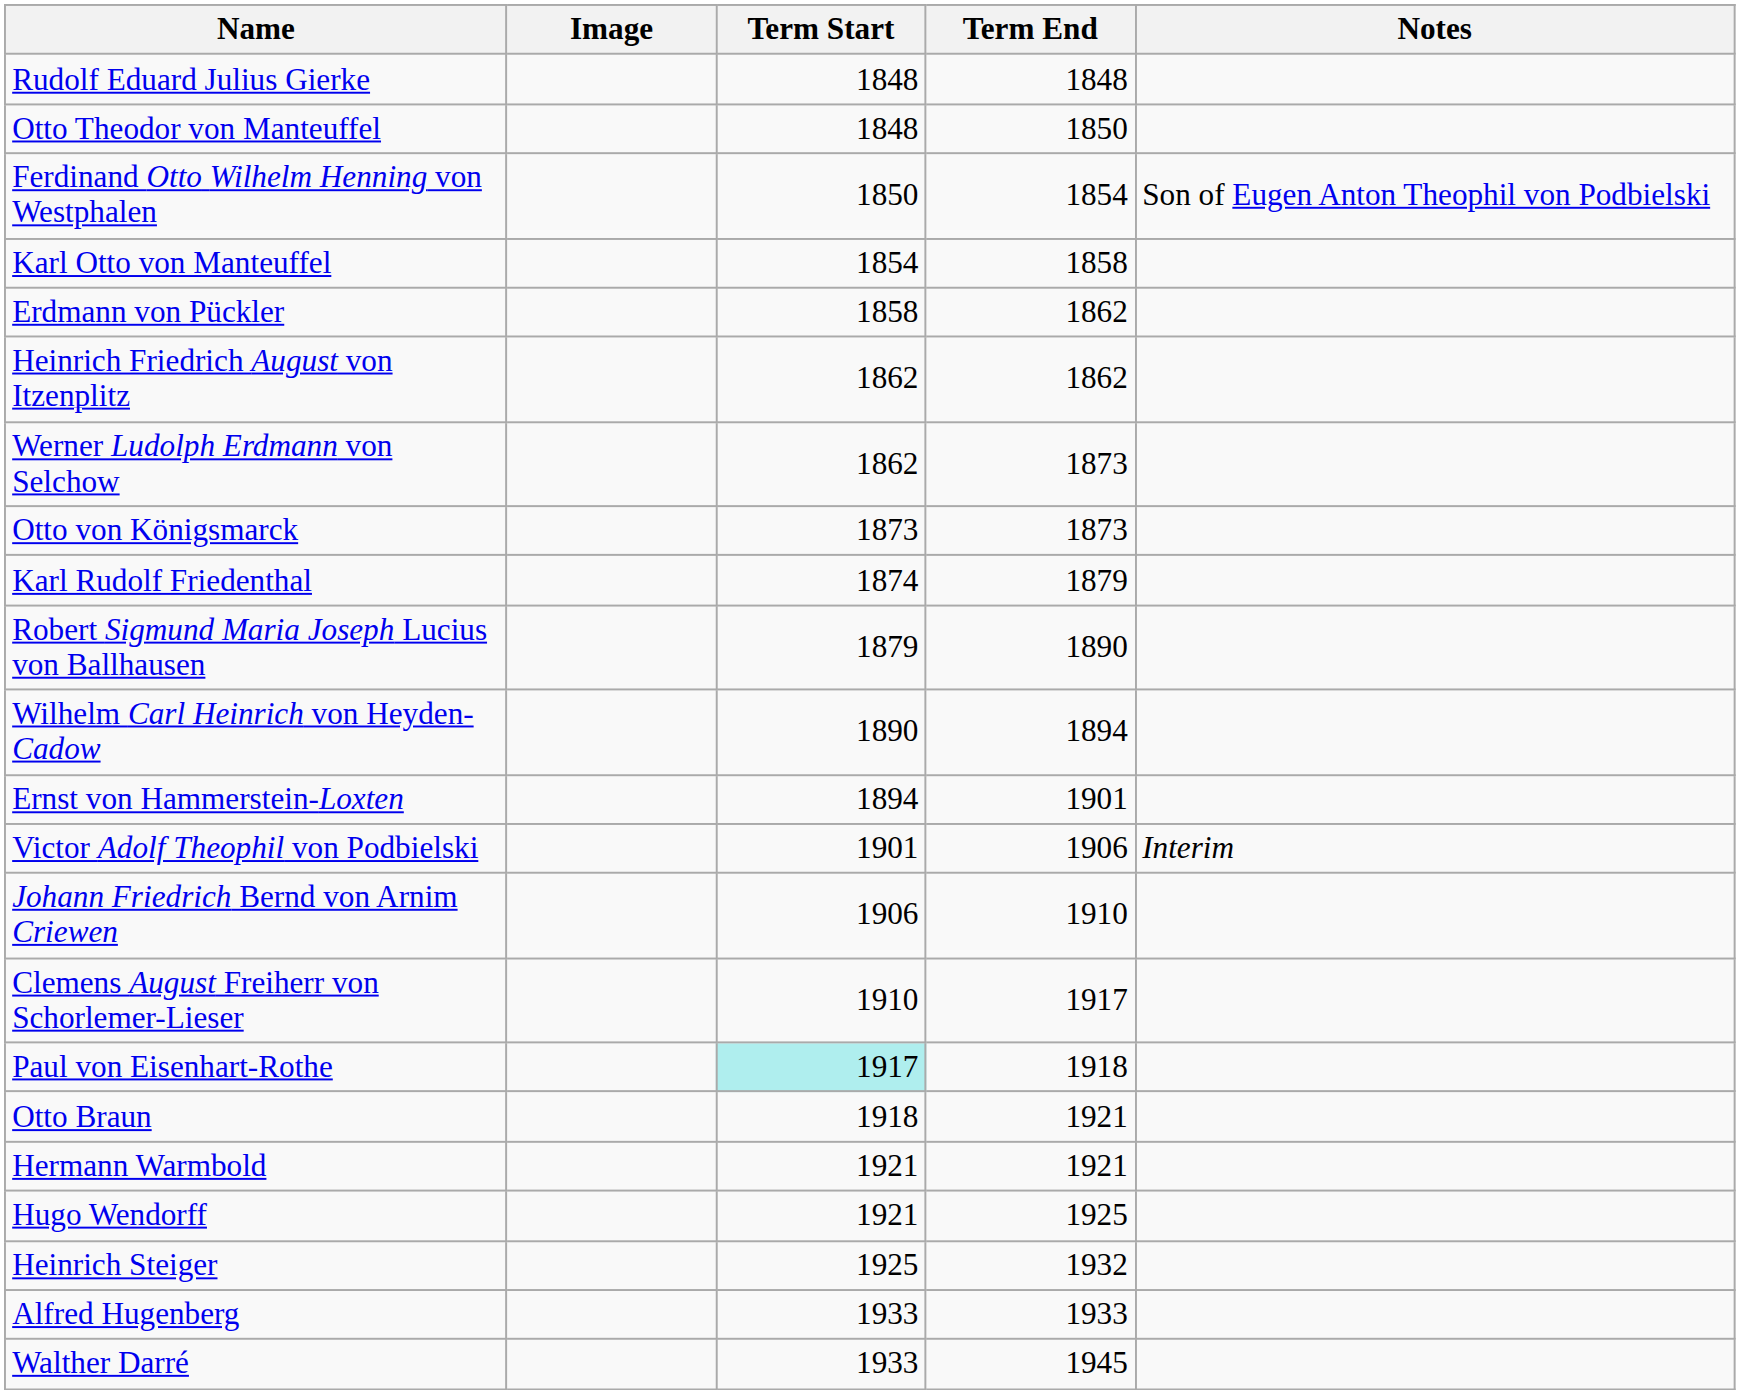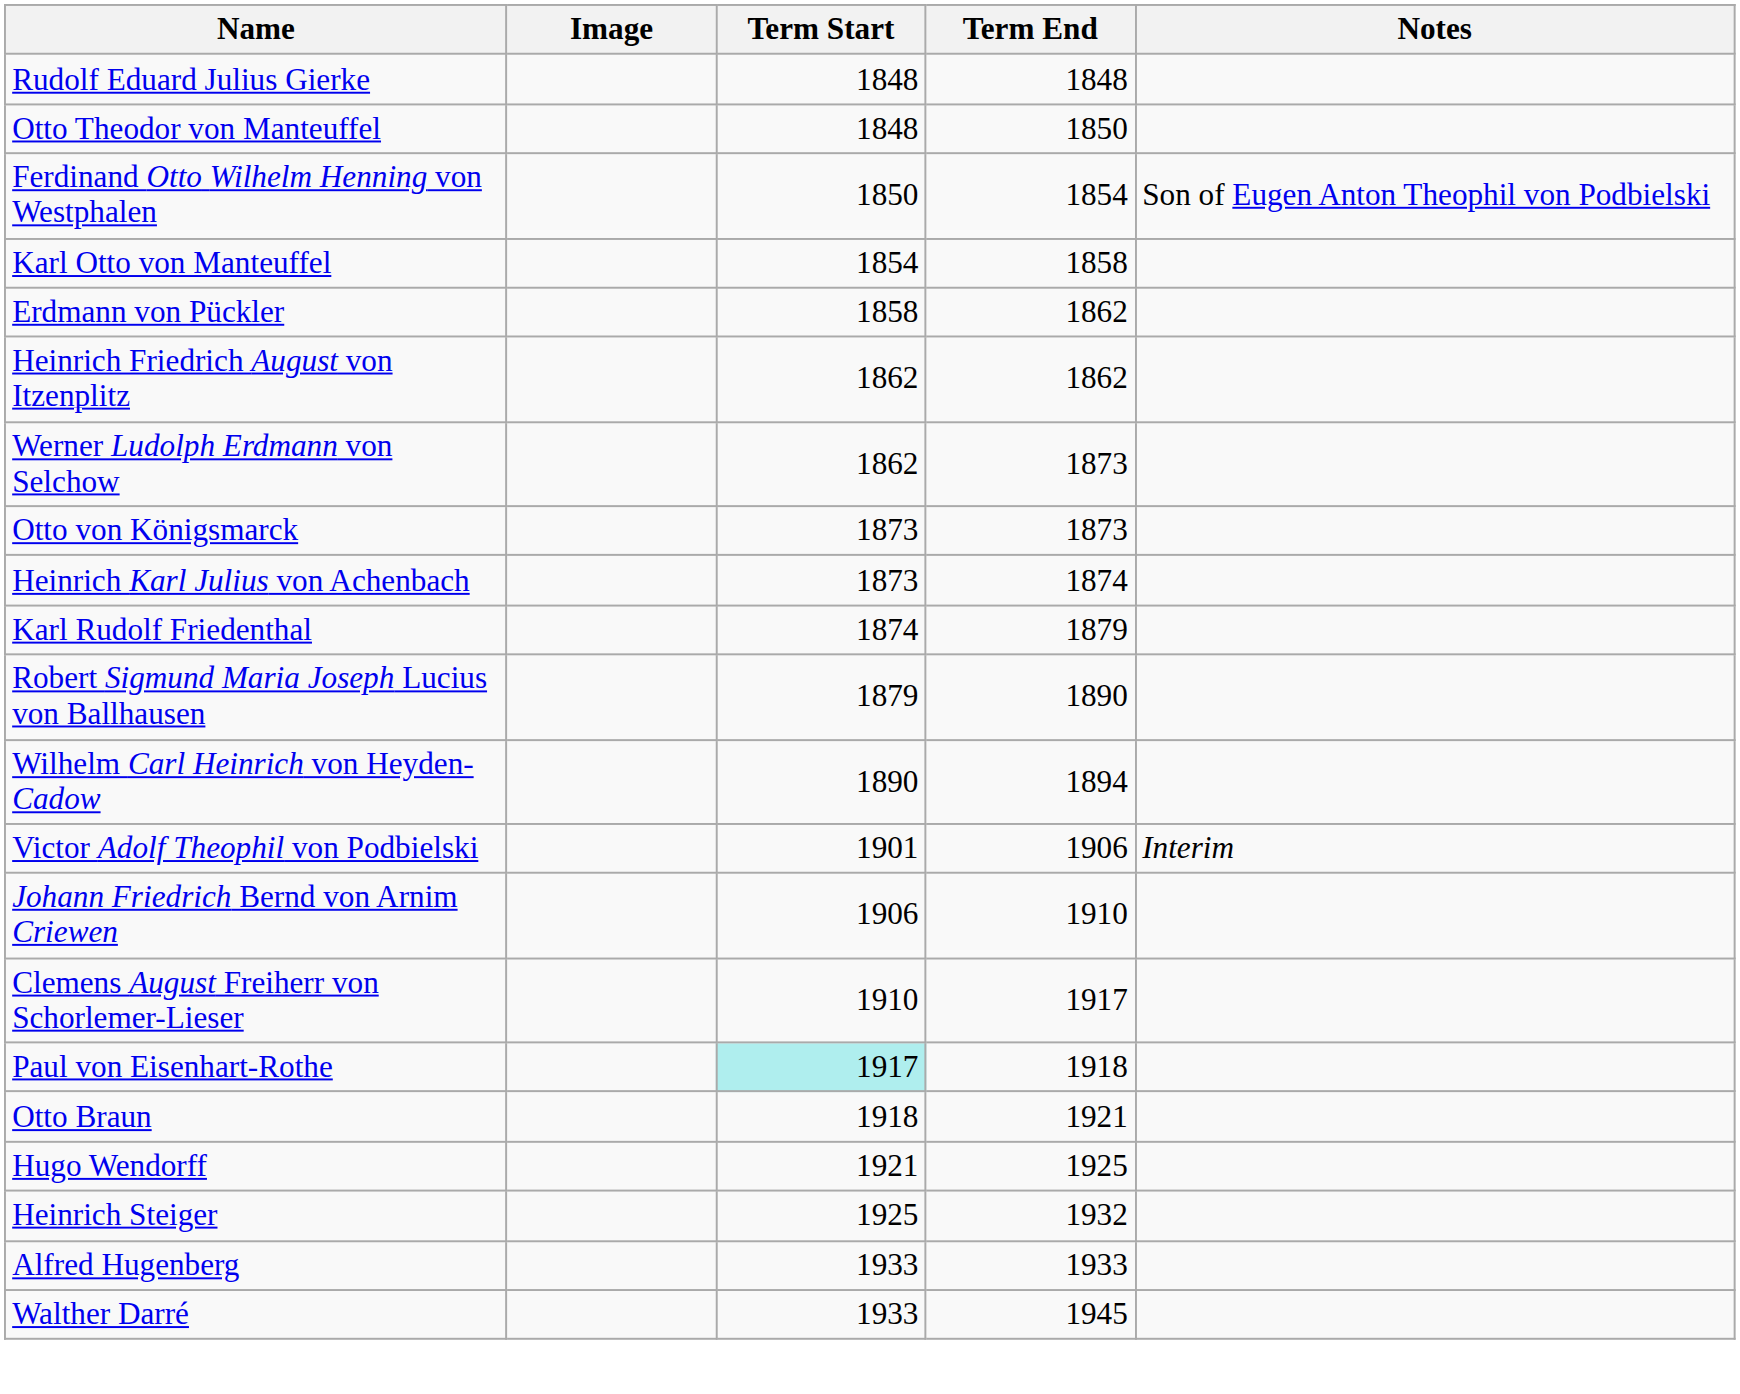+ row: (241, 579)
- row: (208, 798)
- row: (139, 1165)
